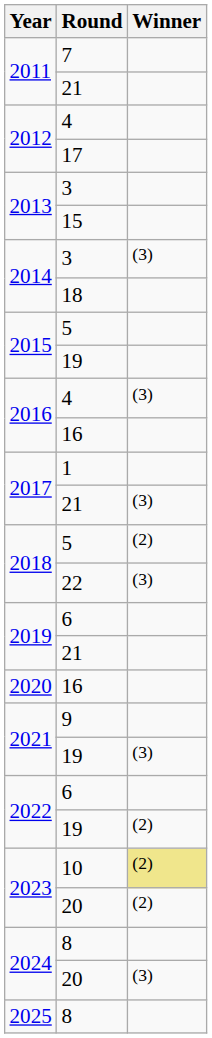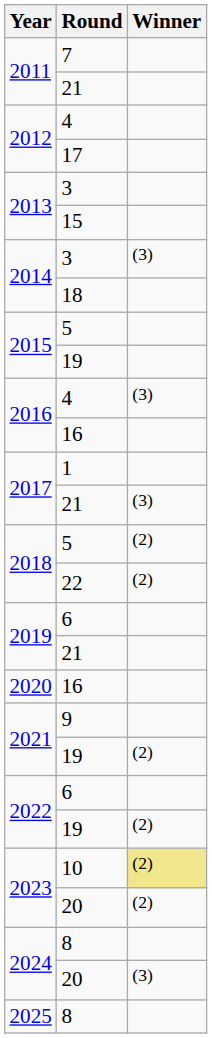(143, 578) (3) -> (143, 578) (2)
(143, 751) (3) -> (143, 751) (2)
